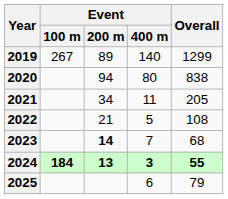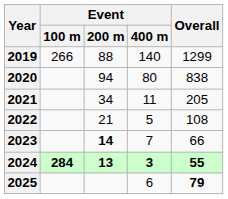(62, 57) 267 -> (62, 57) 266
(106, 57) 89 -> (106, 57) 88
(197, 141) 68 -> (197, 141) 66
(62, 162) 184 -> (62, 162) 284
(197, 183) normal -> (197, 183) bold
